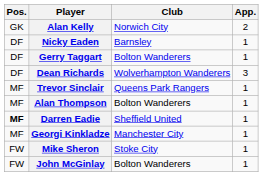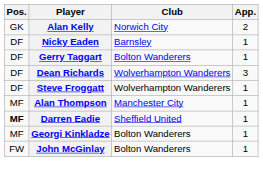+ row: (70, 88)
- row: (70, 88)
(152, 103) Bolton Wanderers -> (149, 103) Manchester City
(149, 133) Manchester City -> (152, 133) Bolton Wanderers
- row: (70, 149)
